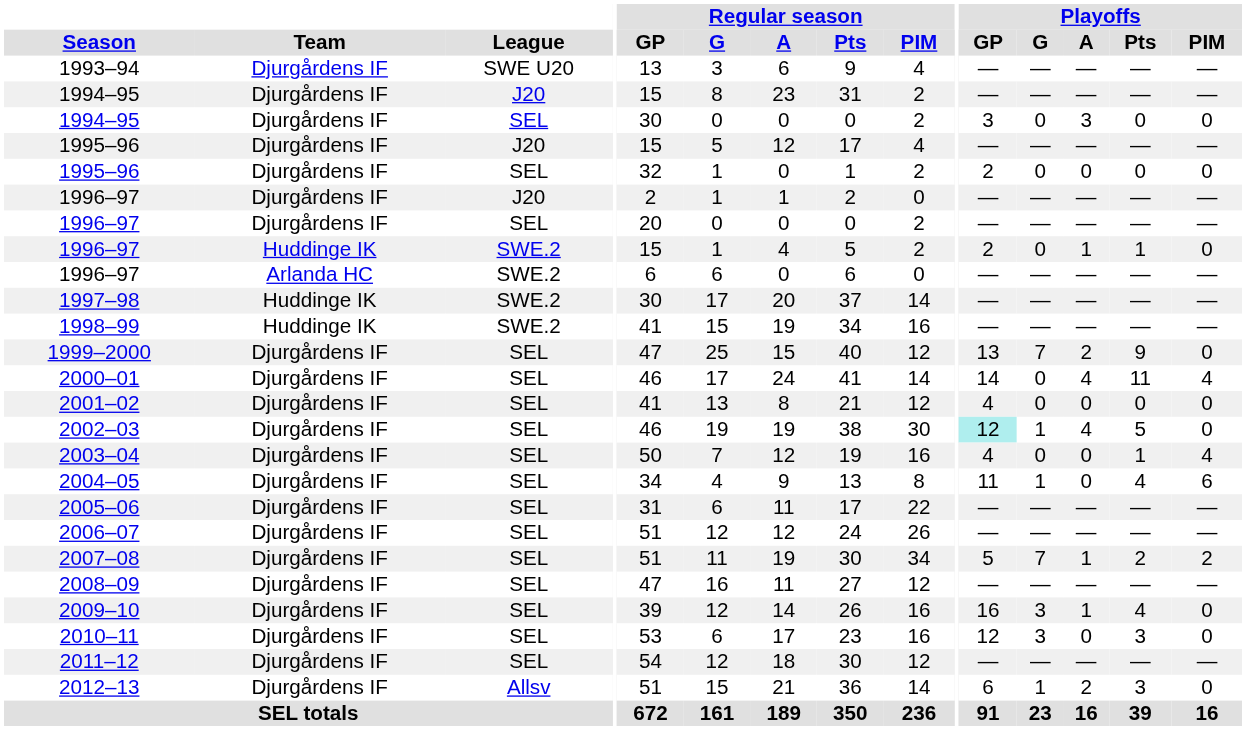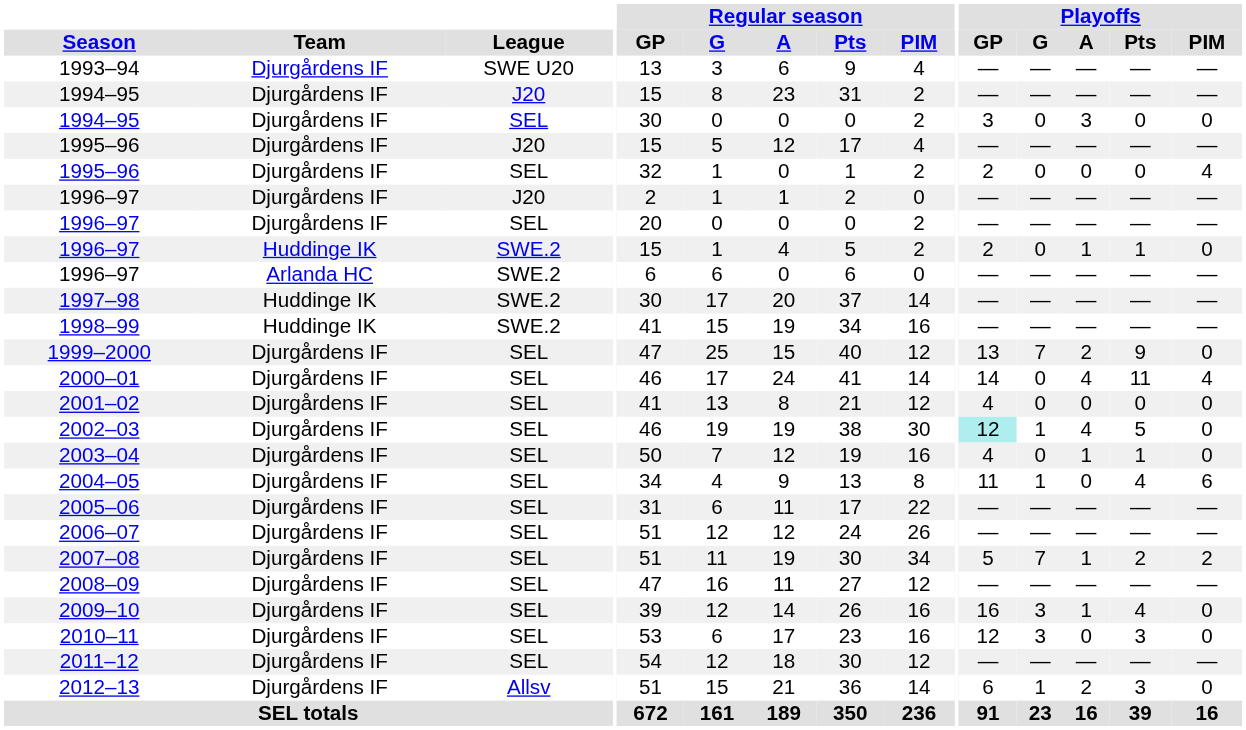(1207, 171) 0 -> (1207, 171) 4
(1086, 455) 0 -> (1086, 455) 1
(1207, 455) 4 -> (1207, 455) 0
